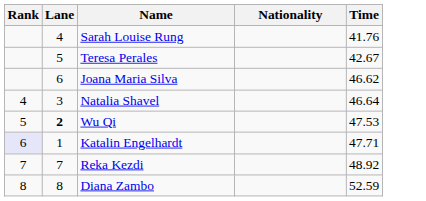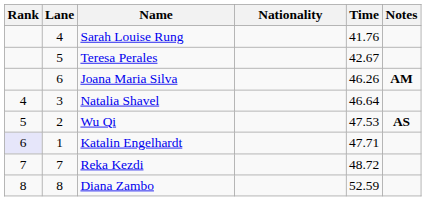+ column: (401, 15)
(364, 79) 46.62 -> (364, 79) 46.26
(60, 121) bold -> (60, 121) normal
(364, 164) 48.92 -> (364, 164) 48.72
